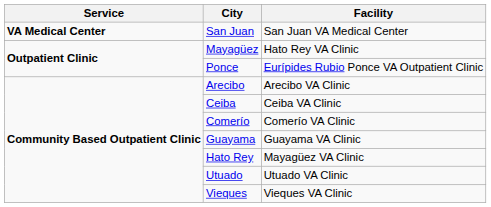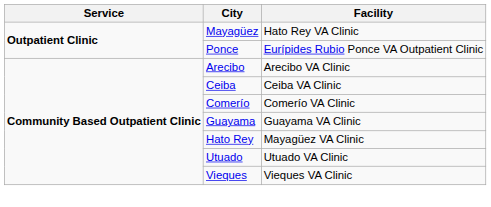- row: (230, 31)
